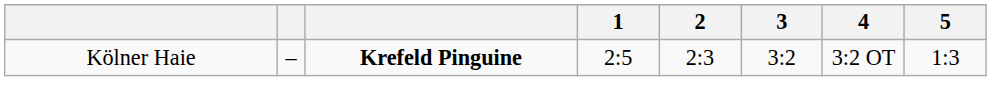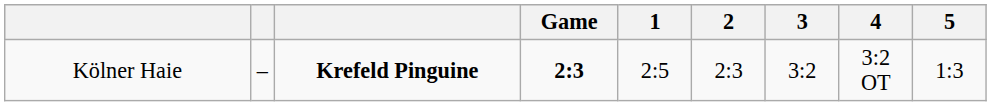+ column: (569, 22)
